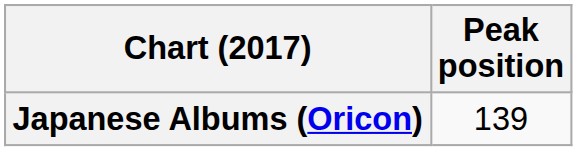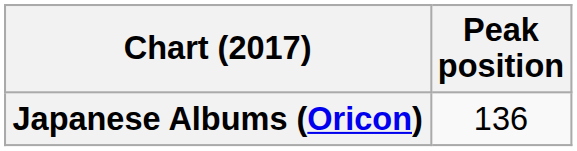(501, 118) 139 -> (501, 118) 136
